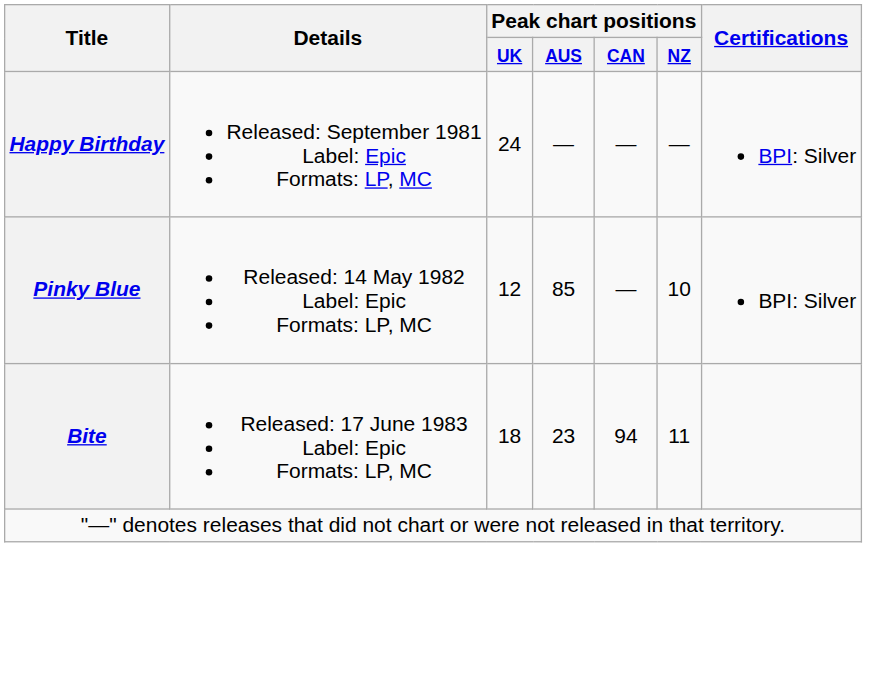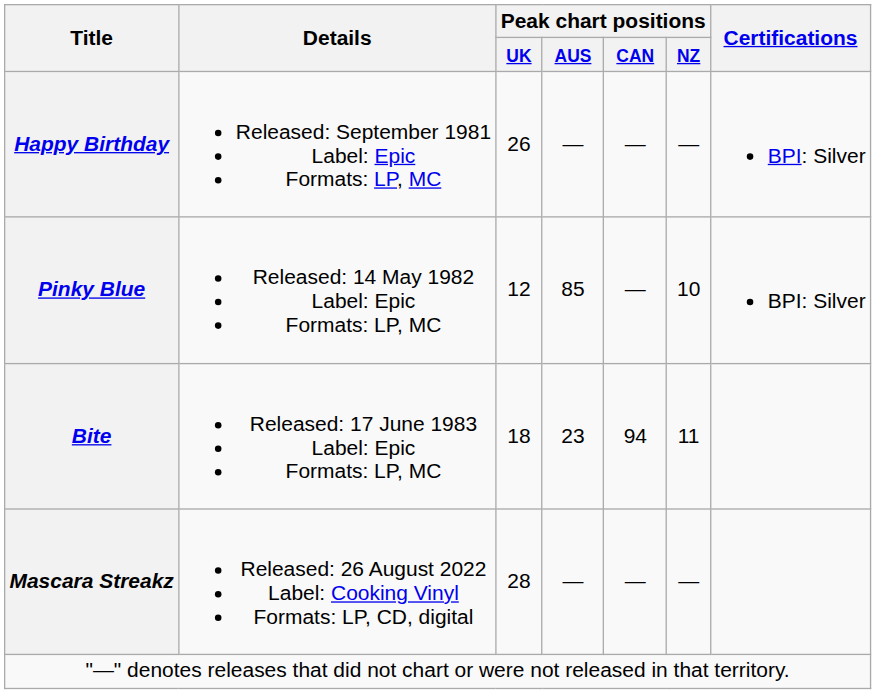(510, 143) 24 -> (519, 143) 26
+ row: (92, 581)
